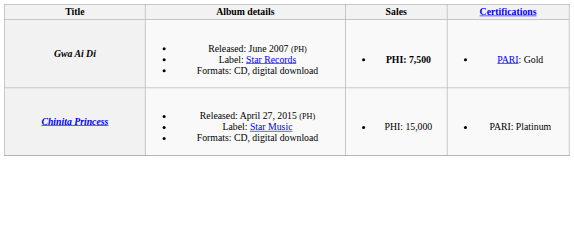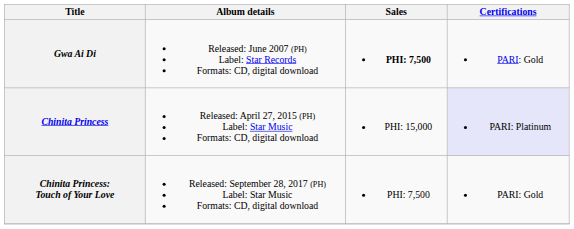(508, 127) no background -> (508, 127) lavender background
+ row: (75, 189)
